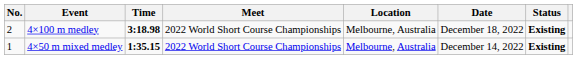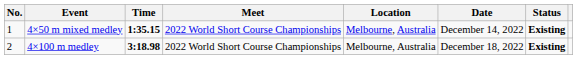rows swapped: (75, 46) <-> (63, 29)
